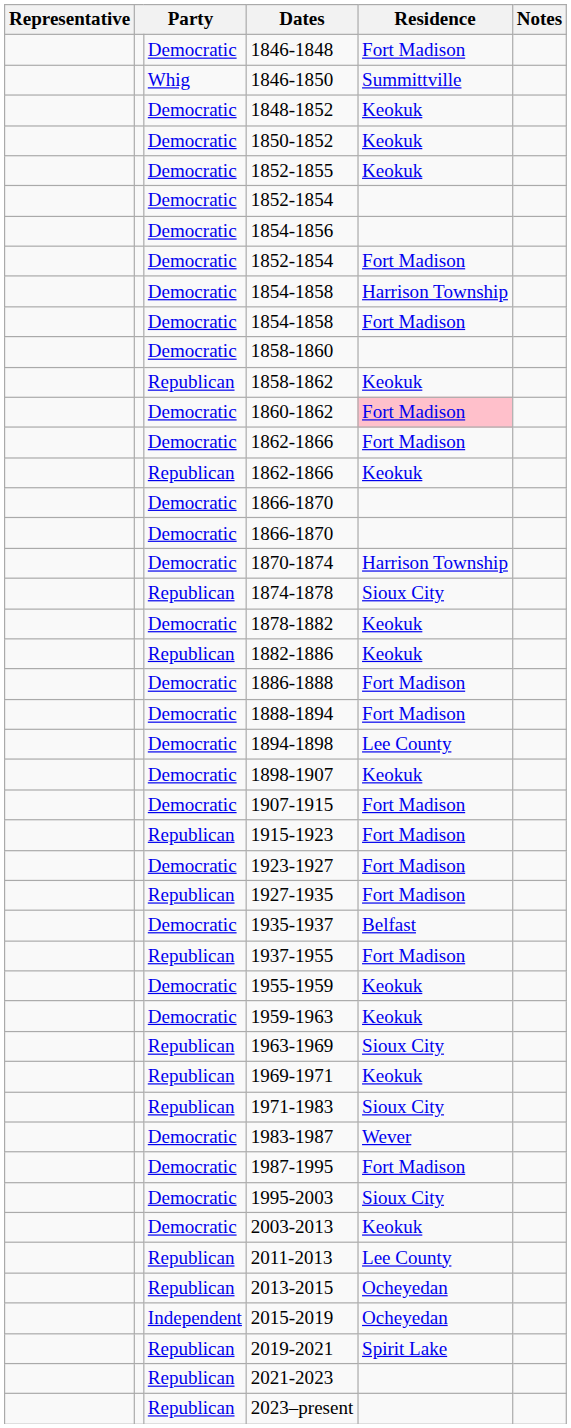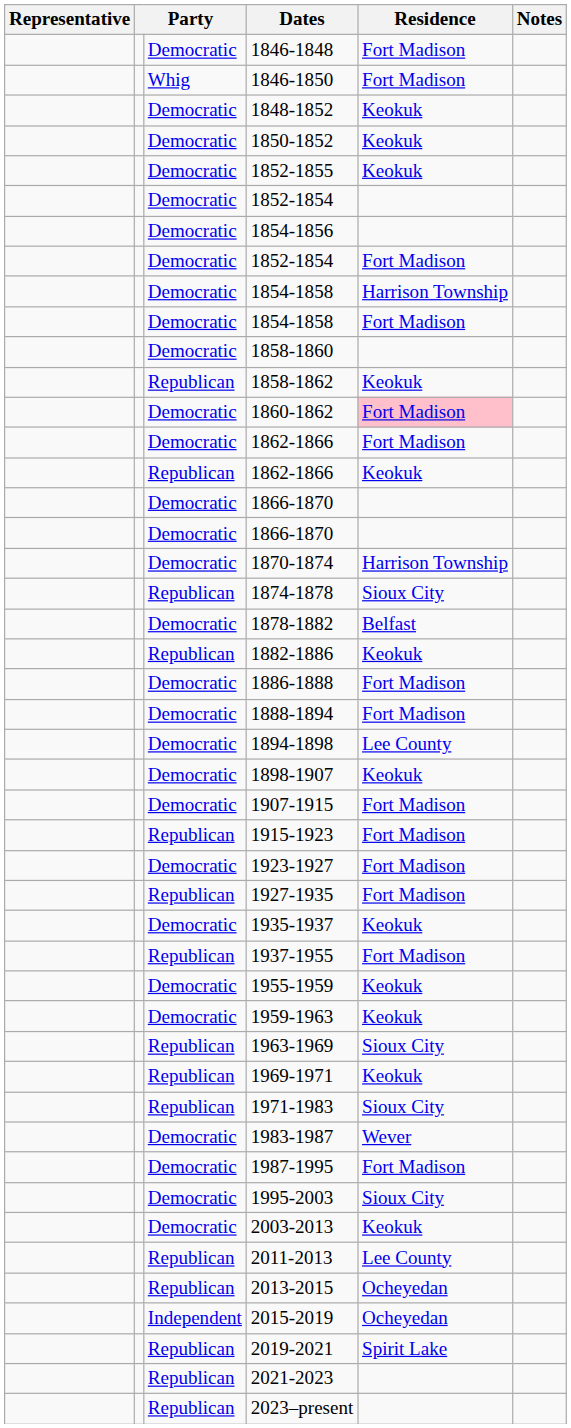(412, 79) Summittville -> (414, 79) Fort Madison
(392, 623) Keokuk -> (389, 623) Belfast
(389, 925) Belfast -> (392, 925) Keokuk
